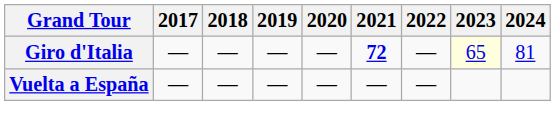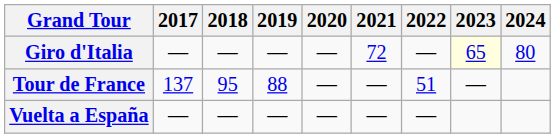(376, 52) bold -> (376, 52) normal
(525, 52) 81 -> (525, 52) 80
+ row: (79, 84)
